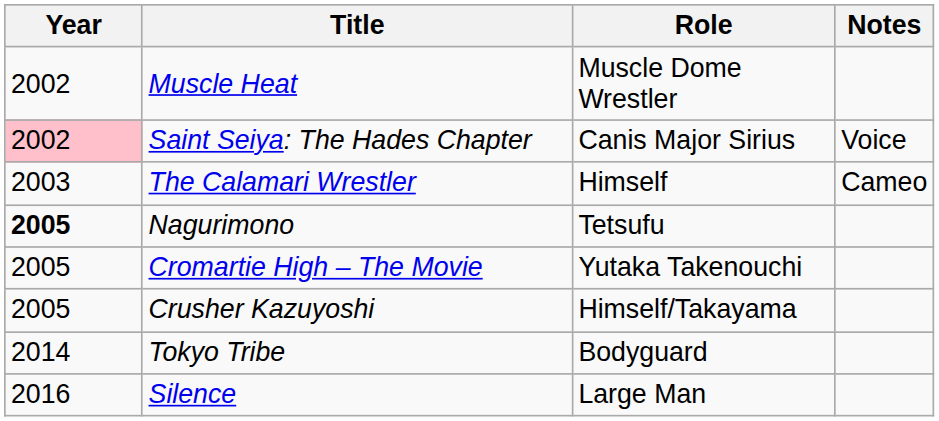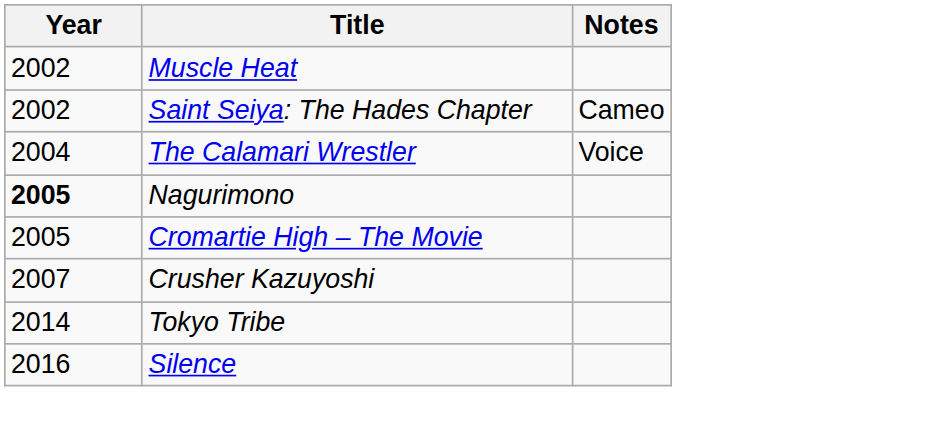- column: (704, 25)
(41, 140) pink background -> (41, 110) no background
(874, 140) Voice -> (621, 110) Cameo
(41, 182) 2003 -> (41, 152) 2004
(884, 182) Cameo -> (611, 152) Voice
(41, 310) 2005 -> (41, 279) 2007
